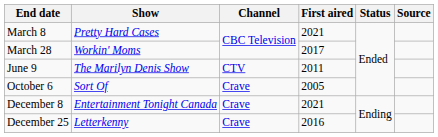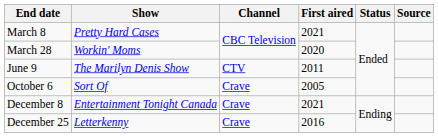(313, 50) 2017 -> (313, 50) 2020
